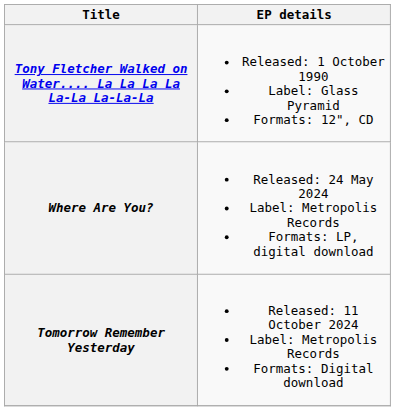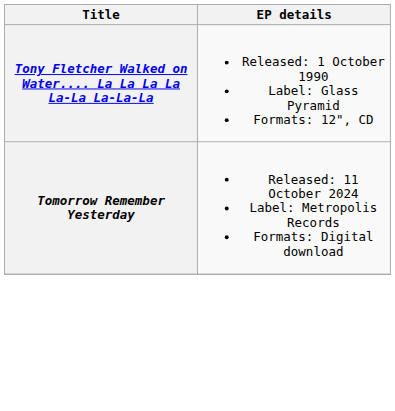- row: (101, 208)
